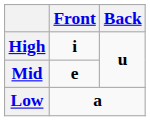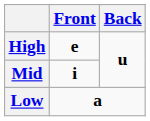(75, 45) i -> (75, 45) e
(75, 73) e -> (75, 73) i
